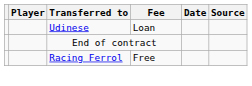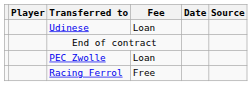+ row: (77, 58)
